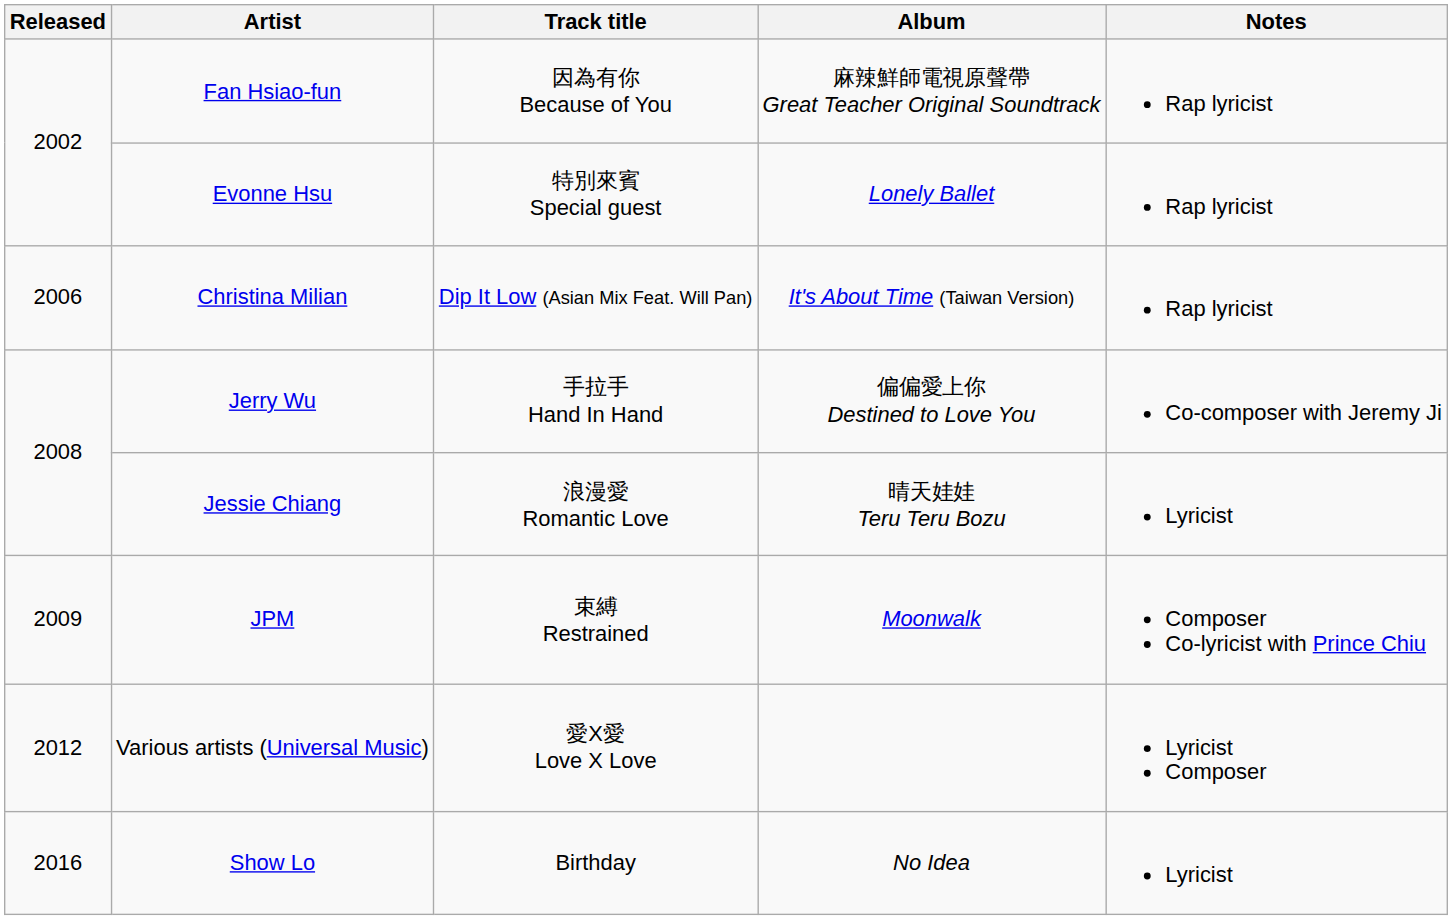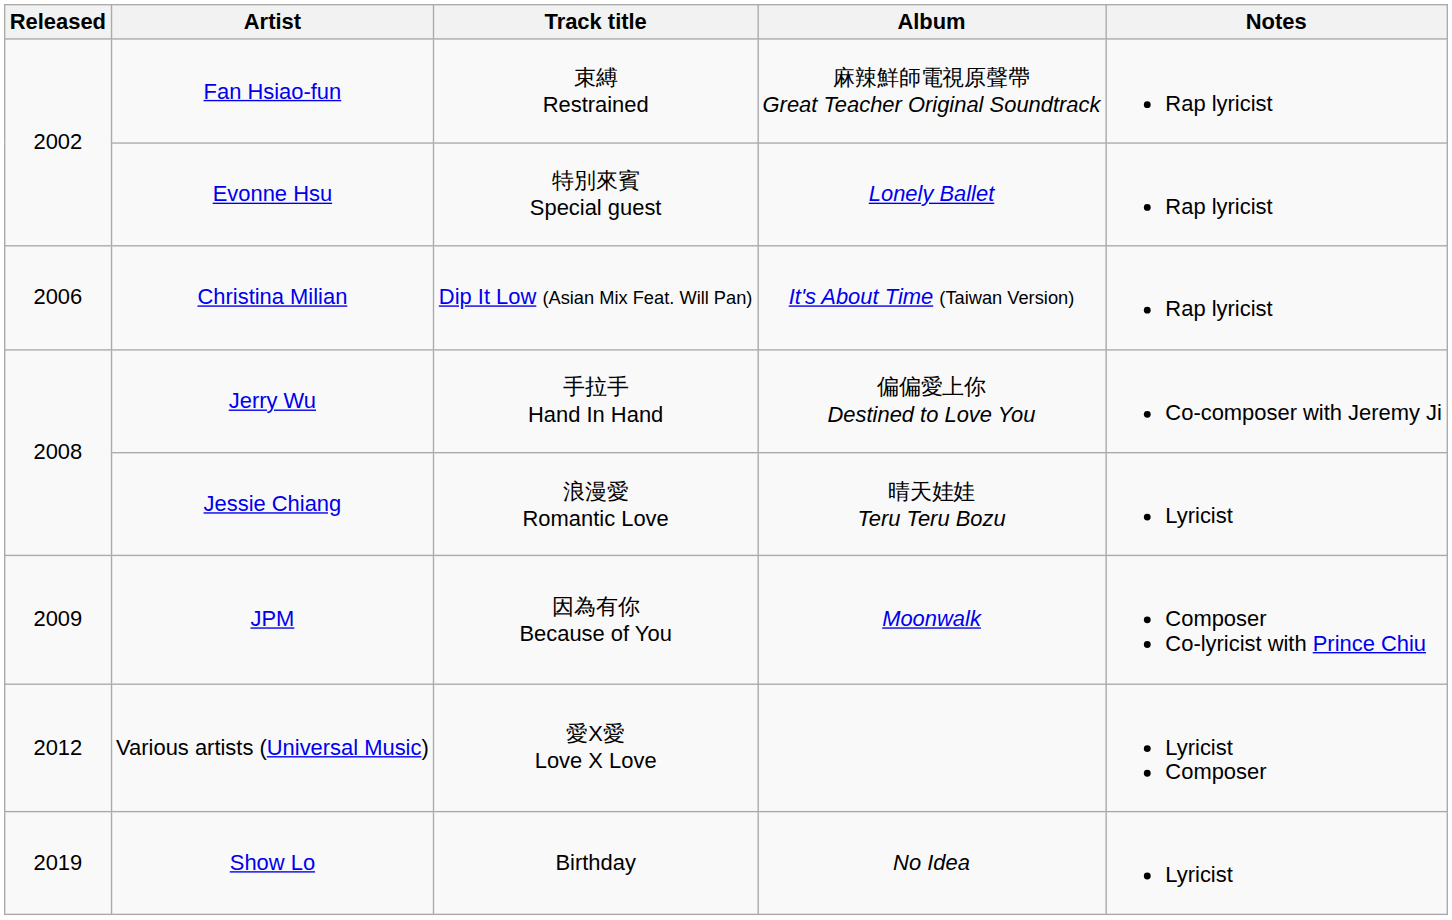(596, 91) 因為有你 Because of You -> (596, 91) 束縛 Restrained
(596, 620) 束縛 Restrained -> (596, 620) 因為有你 Because of You
(58, 863) 2016 -> (58, 863) 2019
